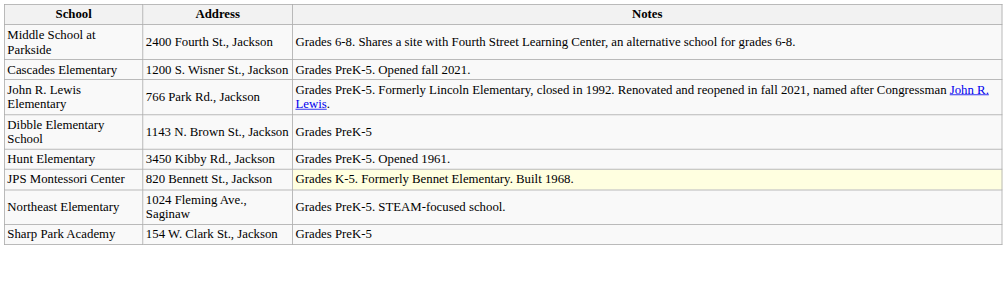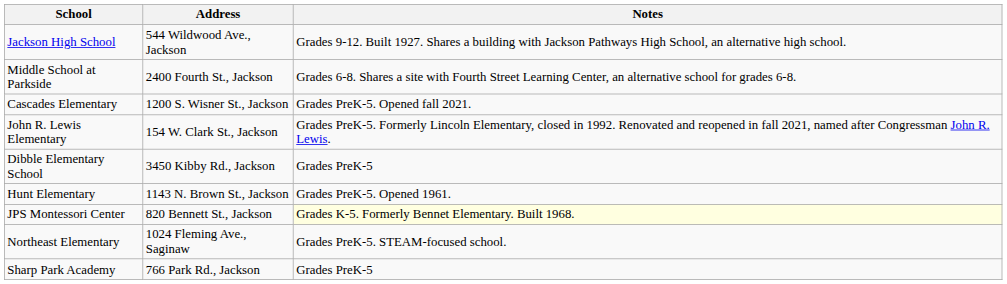+ row: (61, 42)
(203, 97) 766 Park Rd., Jackson -> (212, 131) 154 W. Clark St., Jackson
(217, 131) 1143 N. Brown St., Jackson -> (210, 166) 3450 Kibby Rd., Jackson
(210, 159) 3450 Kibby Rd., Jackson -> (217, 194) 1143 N. Brown St., Jackson
(212, 234) 154 W. Clark St., Jackson -> (203, 269) 766 Park Rd., Jackson
